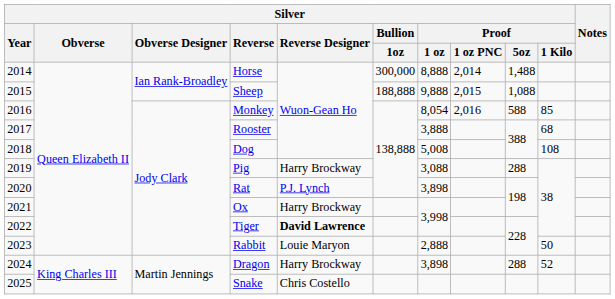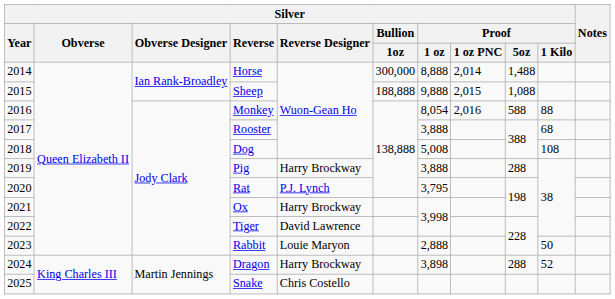(547, 110) 85 -> (547, 110) 88
(434, 168) 3,088 -> (434, 168) 3,888
(434, 187) 3,898 -> (434, 187) 3,795
(322, 226) bold -> (320, 226) normal
